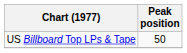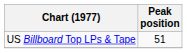(160, 39) 50 -> (160, 39) 51
